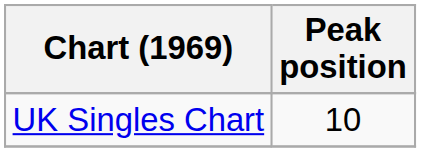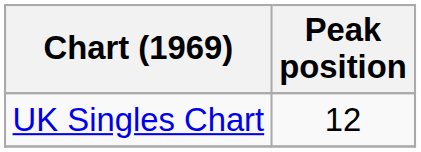(343, 119) 10 -> (343, 119) 12
